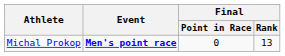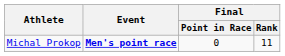(267, 43) 13 -> (267, 43) 11
